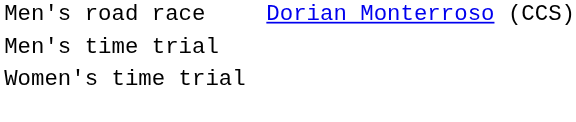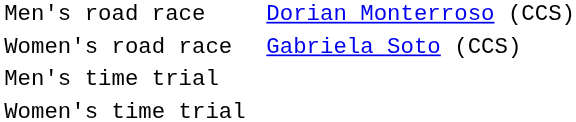+ row: (118, 47)
